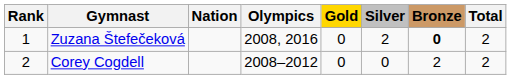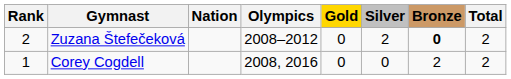(26, 39) 1 -> (26, 39) 2
(281, 39) 2008, 2016 -> (281, 39) 2008–2012
(26, 62) 2 -> (26, 62) 1
(281, 62) 2008–2012 -> (281, 62) 2008, 2016
